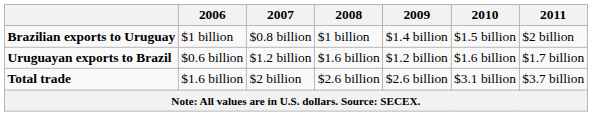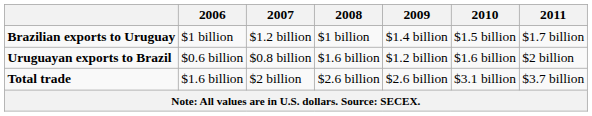(280, 36) $0.8 billion -> (280, 36) $1.2 billion
(548, 36) $2 billion -> (553, 36) $1.7 billion
(280, 57) $1.2 billion -> (280, 57) $0.8 billion
(553, 57) $1.7 billion -> (548, 57) $2 billion
